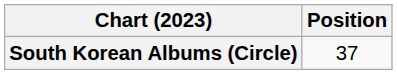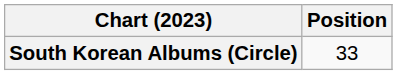(347, 52) 37 -> (347, 52) 33
